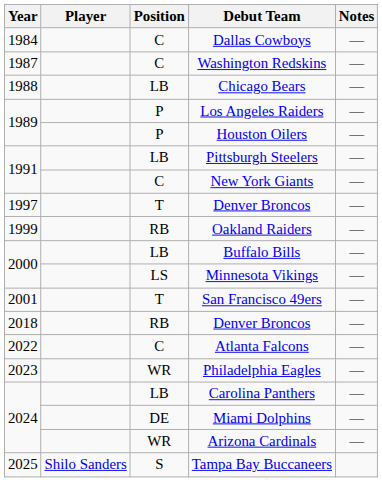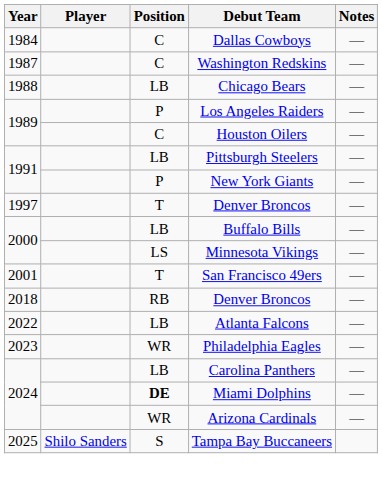(159, 134) P -> (159, 134) C
(159, 181) C -> (159, 181) P
- row: (23, 228)
(159, 346) C -> (159, 323) LB
(159, 417) normal -> (159, 393) bold
